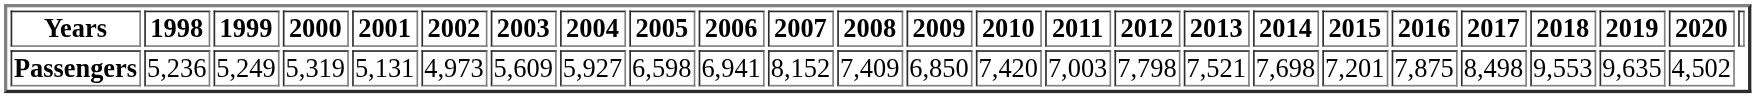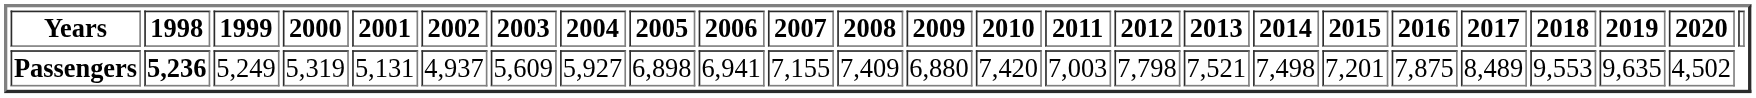(177, 68) normal -> (177, 68) bold
(454, 68) 4,973 -> (454, 68) 4,937
(662, 68) 6,598 -> (662, 68) 6,898
(800, 68) 8,152 -> (800, 68) 7,155
(939, 68) 6,850 -> (939, 68) 6,880
(1285, 68) 7,698 -> (1285, 68) 7,498
(1493, 68) 8,498 -> (1493, 68) 8,489
